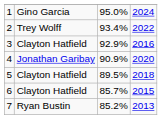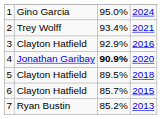(143, 28) 2022 -> (143, 28) 2021
(114, 59) normal -> (114, 59) bold
